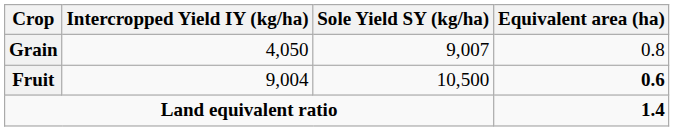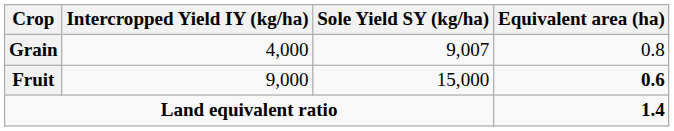(287, 49) 4,050 -> (287, 49) 4,000
(287, 79) 9,004 -> (287, 79) 9,000
(463, 79) 10,500 -> (463, 79) 15,000
